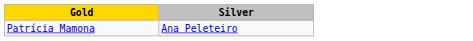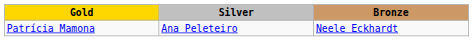+ column: (391, 12)
